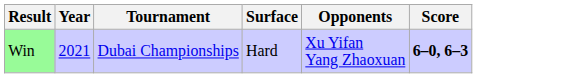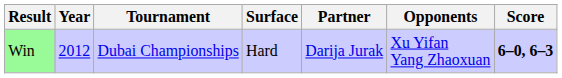+ column: (344, 17)
(74, 51) 2021 -> (74, 51) 2012
